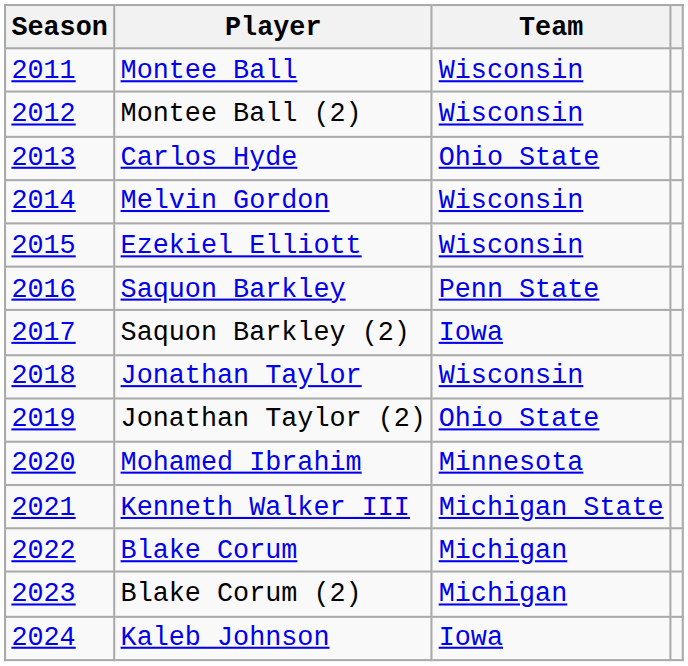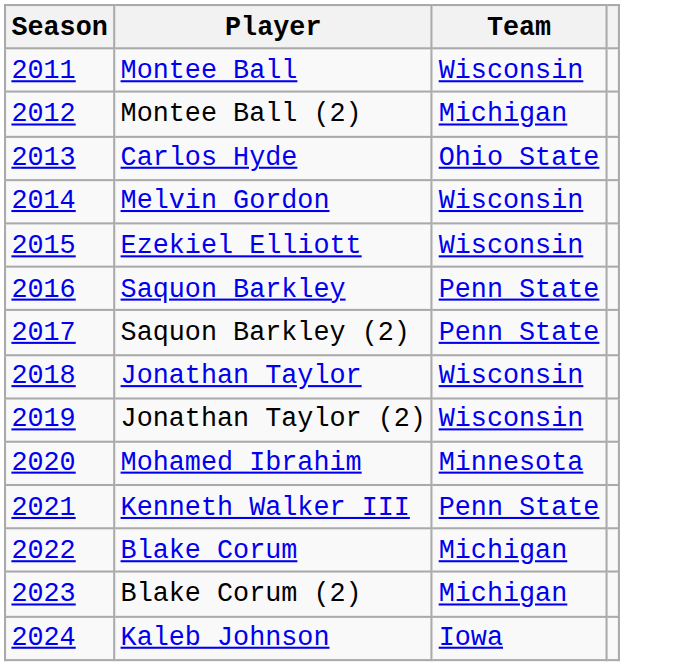(511, 114) Wisconsin -> (503, 114) Michigan
(471, 332) Iowa -> (519, 332) Penn State
(519, 420) Ohio State -> (511, 420) Wisconsin
(551, 507) Michigan State -> (519, 507) Penn State
